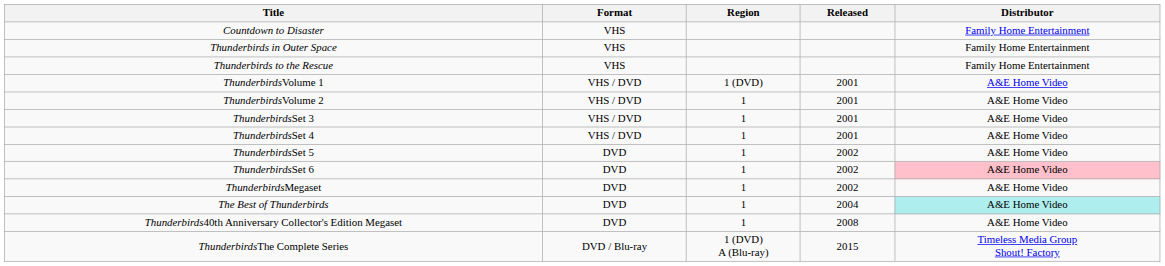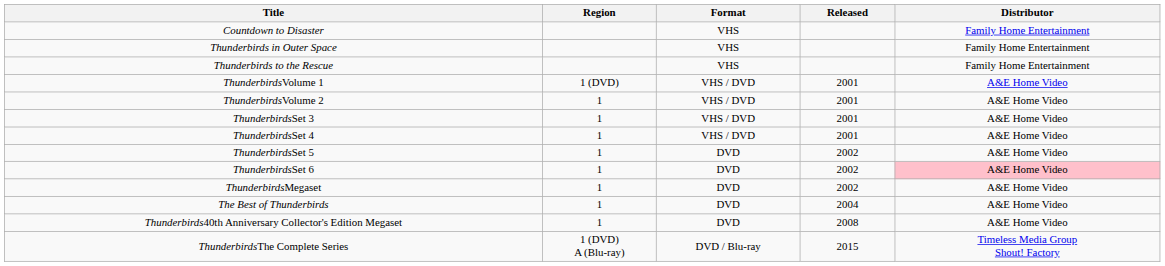columns swapped: (615, 13) <-> (743, 13)
(1027, 205) paleturquoise background -> (1027, 205) no background
